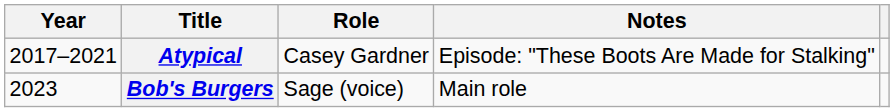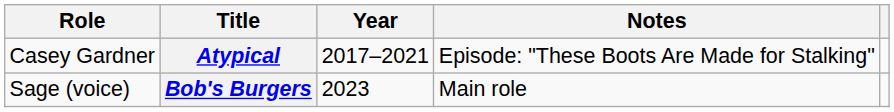columns swapped: (63, 21) <-> (356, 21)
